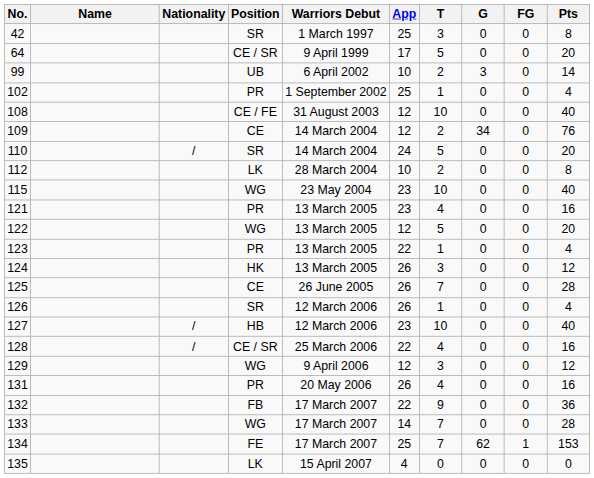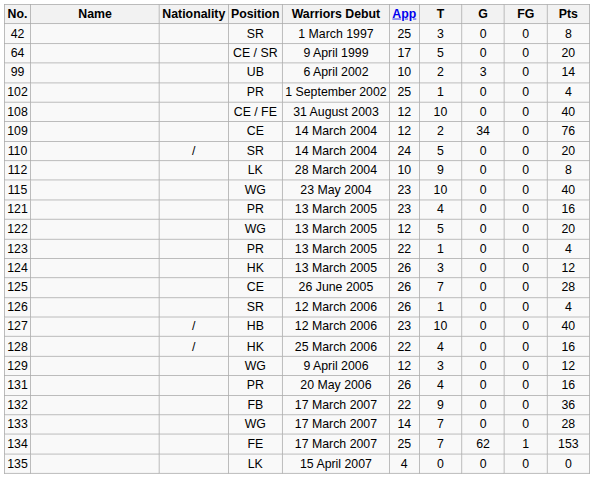(440, 170) 2 -> (440, 170) 9
(255, 346) CE / SR -> (255, 346) HK
